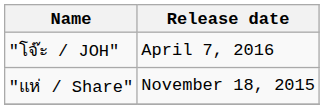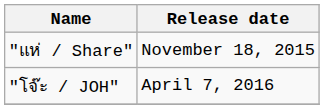rows swapped: (71, 87) <-> (64, 52)
